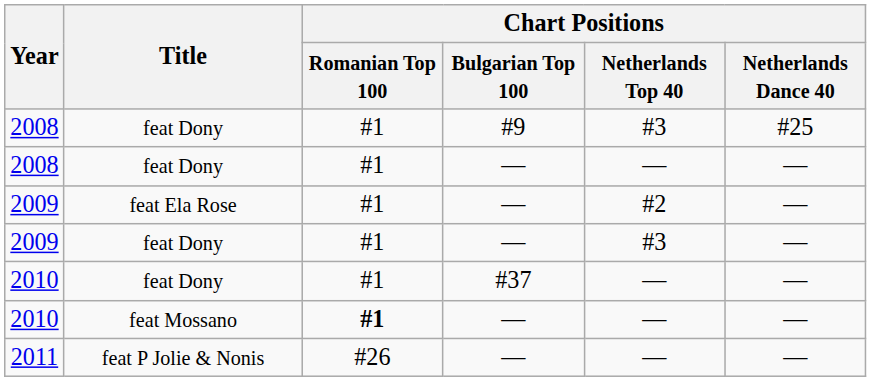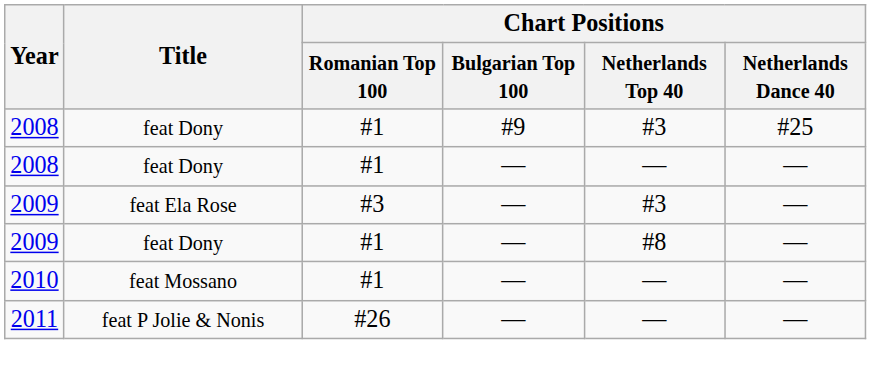(372, 204) #1 -> (372, 204) #3
(654, 204) #2 -> (654, 204) #3
(654, 242) #3 -> (654, 242) #8
- row: (34, 280)
(372, 319) bold -> (372, 280) normal
